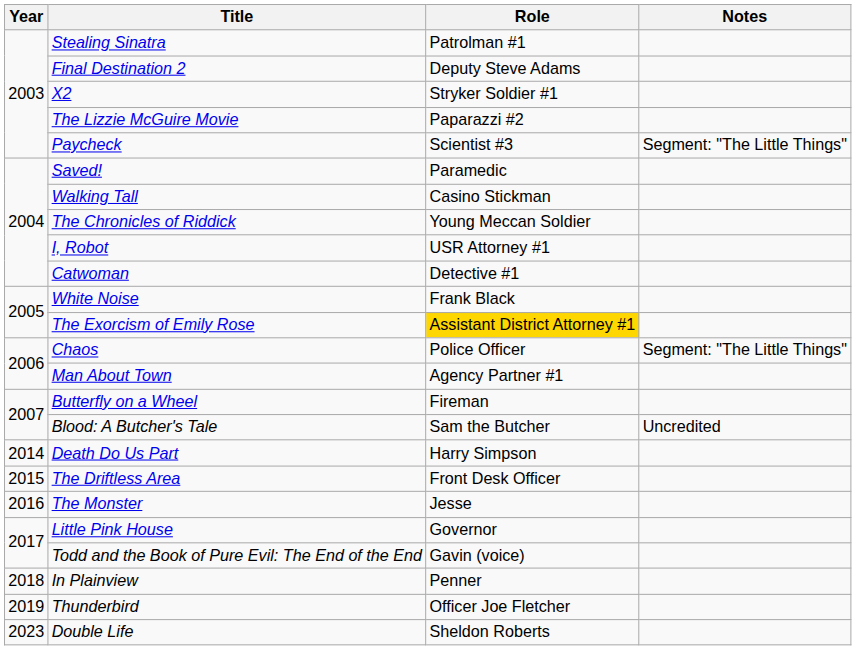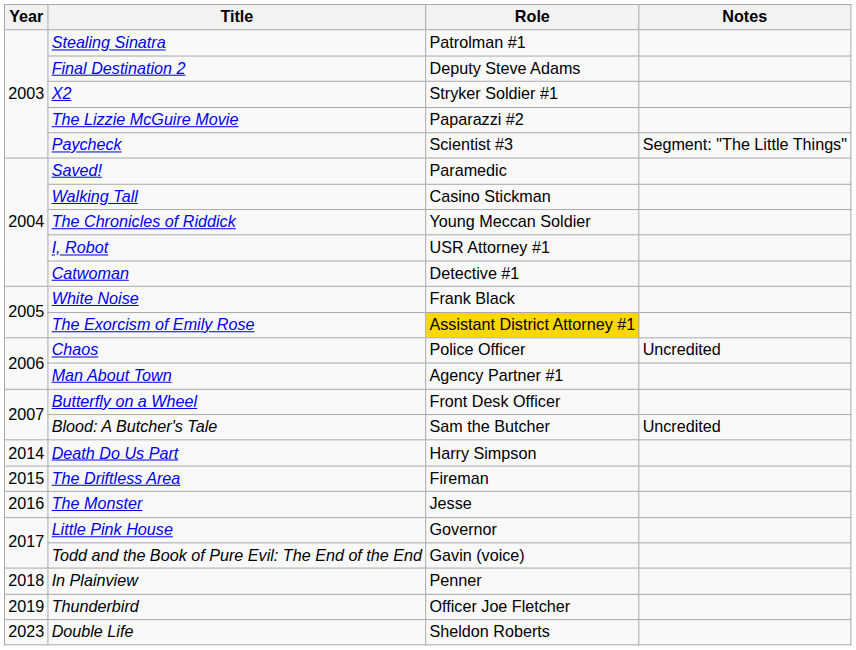(745, 350) Segment: "The Little Things" -> (682, 350) Uncredited
(459, 401) Fireman -> (495, 401) Front Desk Officer
(495, 478) Front Desk Officer -> (459, 478) Fireman
